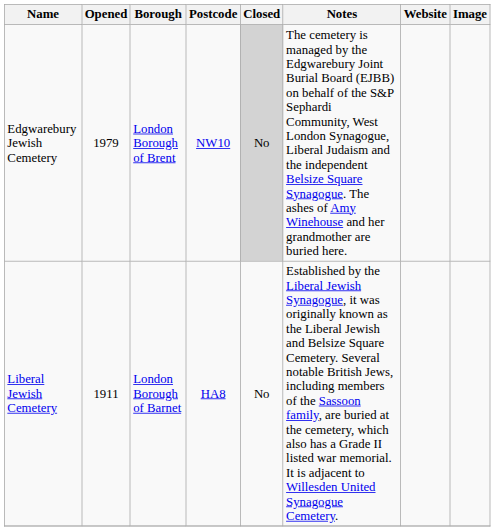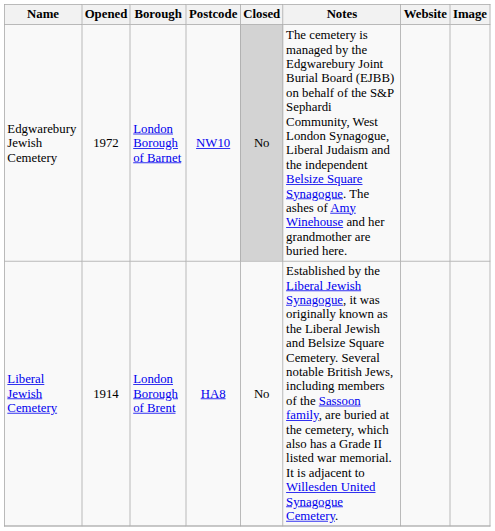(106, 142) 1979 -> (106, 142) 1972
(156, 142) London Borough of Brent -> (157, 142) London Borough of Barnet
(106, 393) 1911 -> (106, 393) 1914
(157, 393) London Borough of Barnet -> (156, 393) London Borough of Brent
